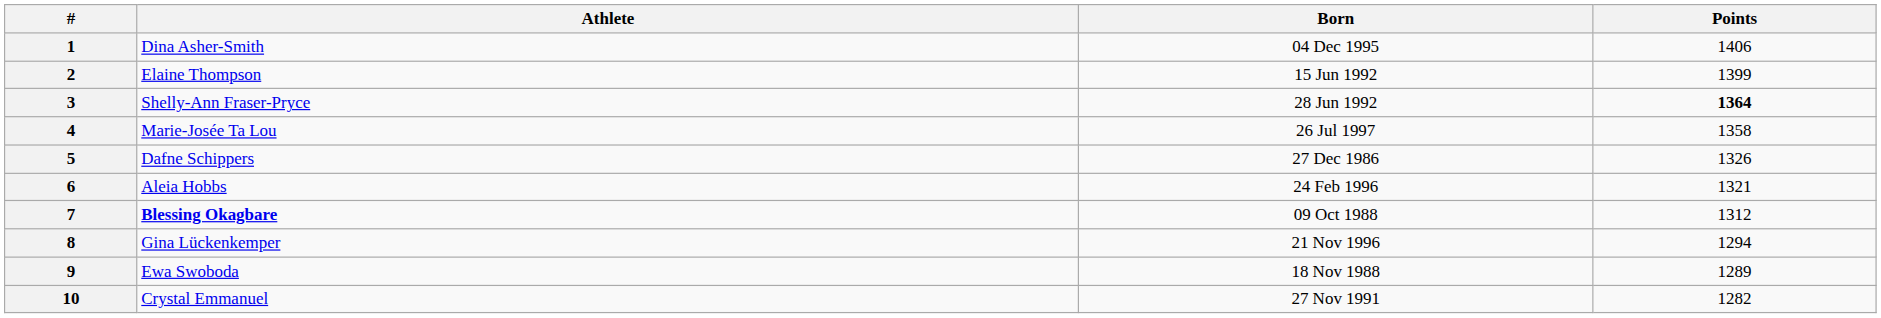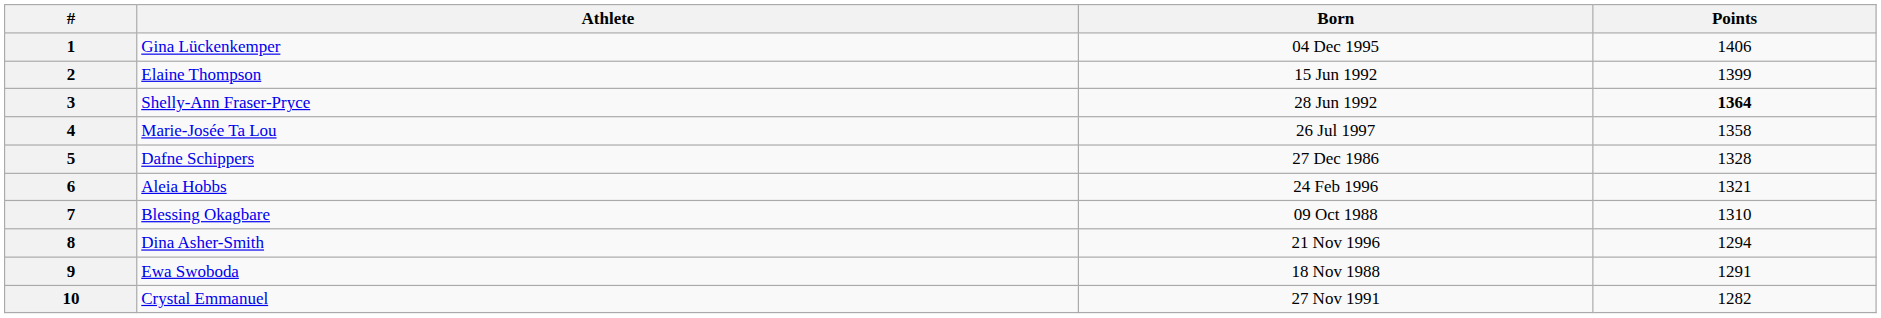(203, 46) Dina Asher-Smith -> (211, 46) Gina Lückenkemper
(1735, 159) 1326 -> (1735, 159) 1328
(209, 215) bold -> (206, 215) normal
(1735, 215) 1312 -> (1735, 215) 1310
(211, 243) Gina Lückenkemper -> (203, 243) Dina Asher-Smith
(1735, 271) 1289 -> (1735, 271) 1291
